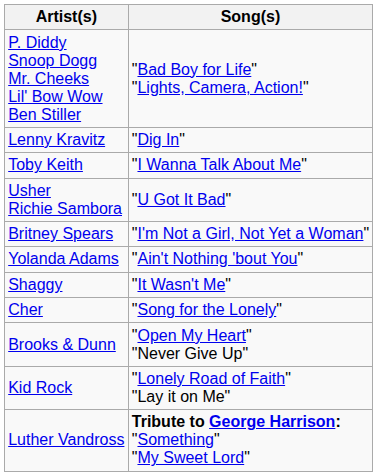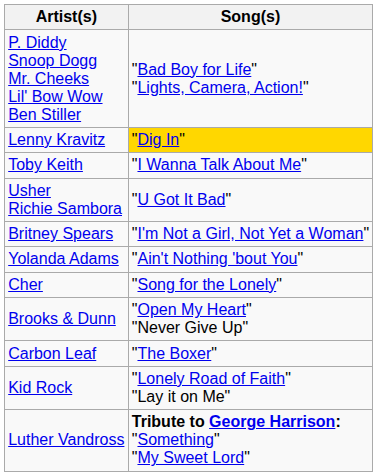(158, 139) no background -> (158, 139) gold background
- row: (35, 284)
+ row: (52, 353)
